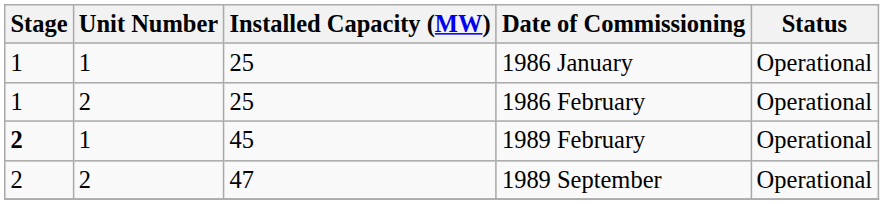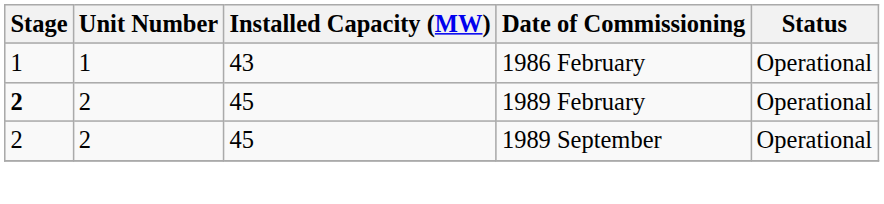- row: (568, 62)
(85, 101) 2 -> (85, 62) 1
(242, 101) 25 -> (242, 62) 43
(85, 140) 1 -> (85, 101) 2
(242, 179) 47 -> (242, 140) 45
